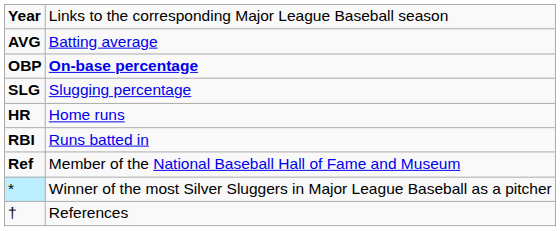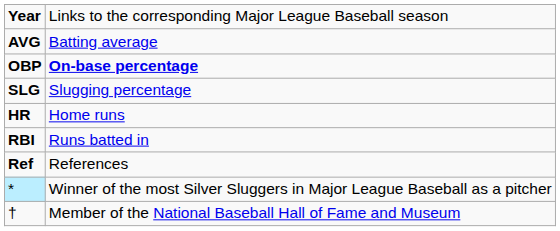(255, 164) Member of the National Baseball Hall of Fame and Museum -> (89, 164) References
(89, 213) References -> (255, 213) Member of the National Baseball Hall of Fame and Museum
